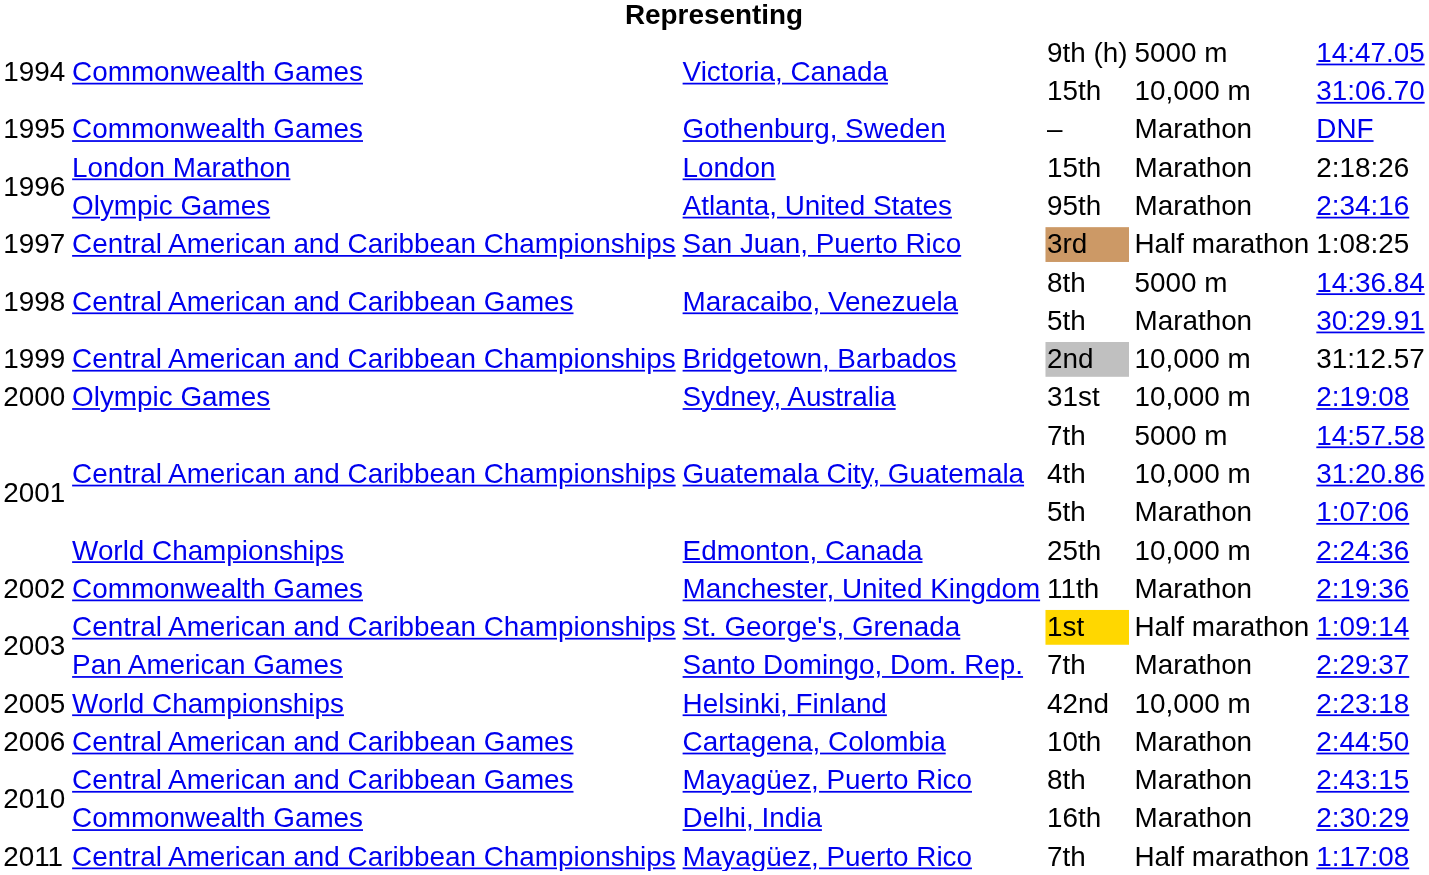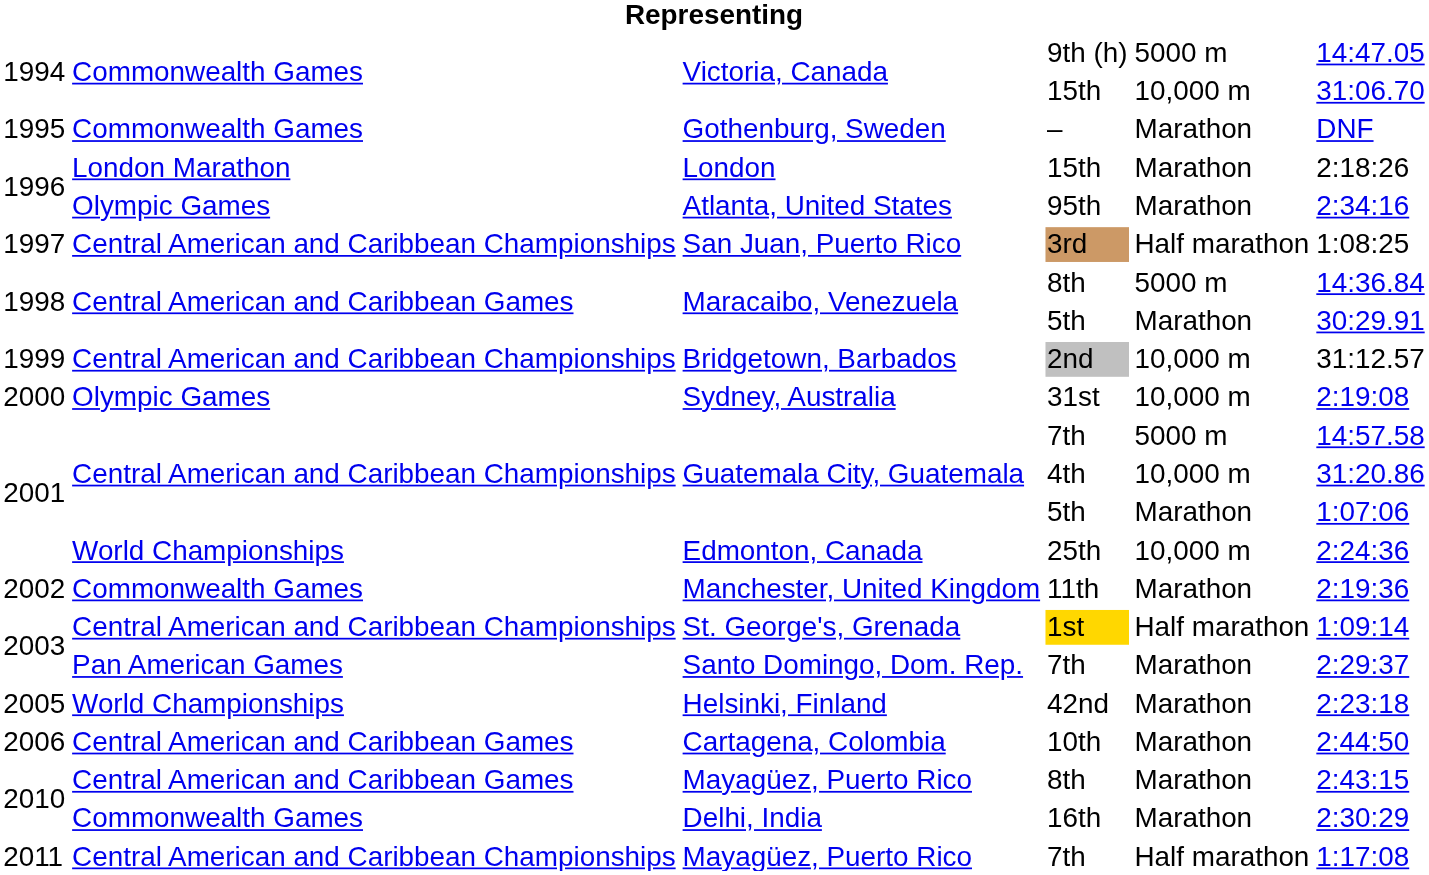(1193, 703) 10,000 m -> (1193, 703) Marathon
